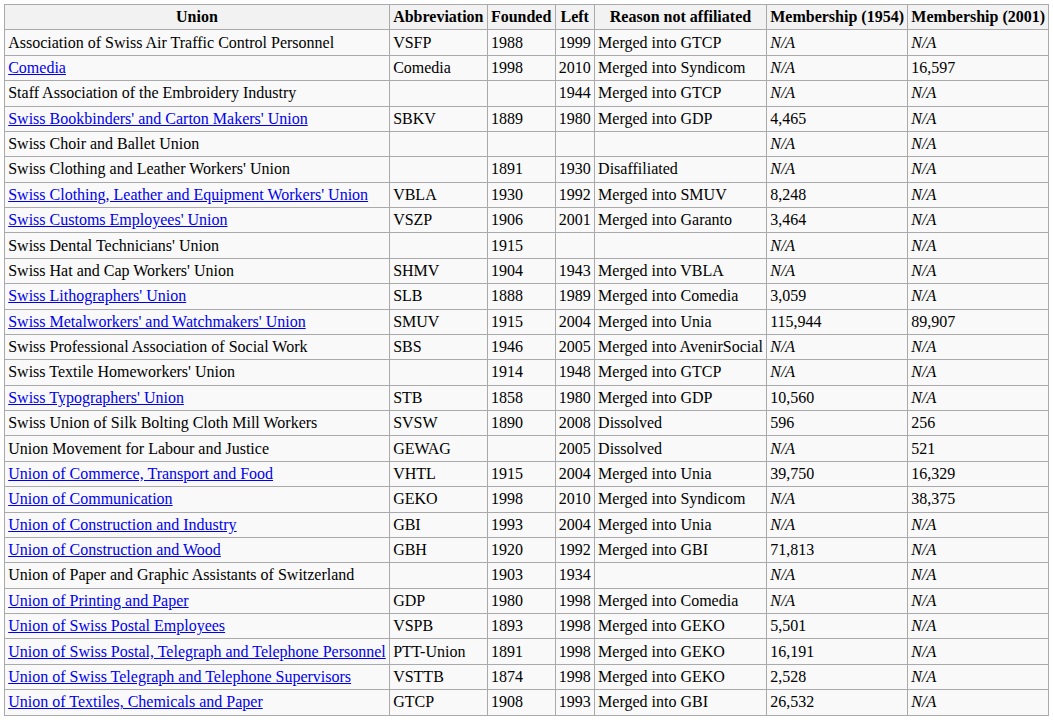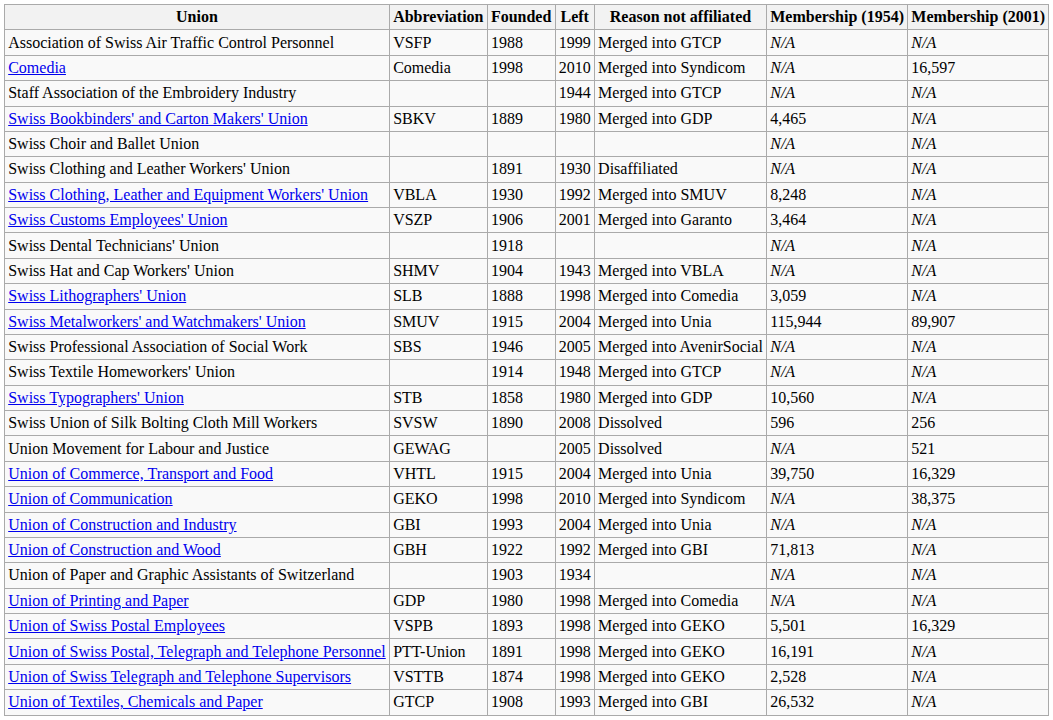(507, 245) 1915 -> (507, 245) 1918
(575, 296) 1989 -> (575, 296) 1998
(507, 550) 1920 -> (507, 550) 1922
(924, 626) N/A -> (933, 626) 16,329
